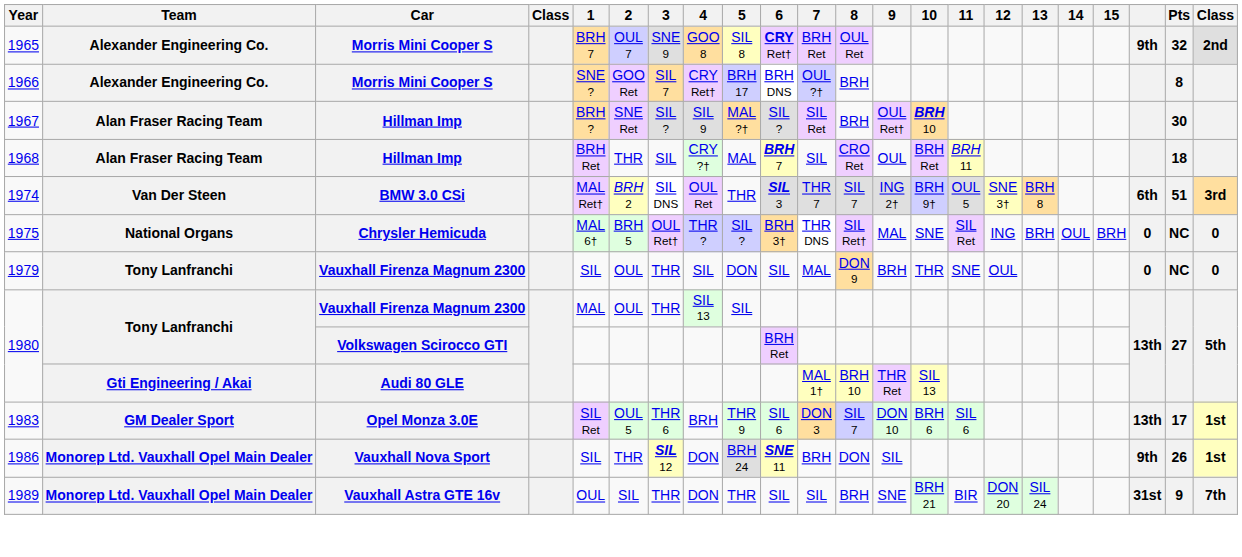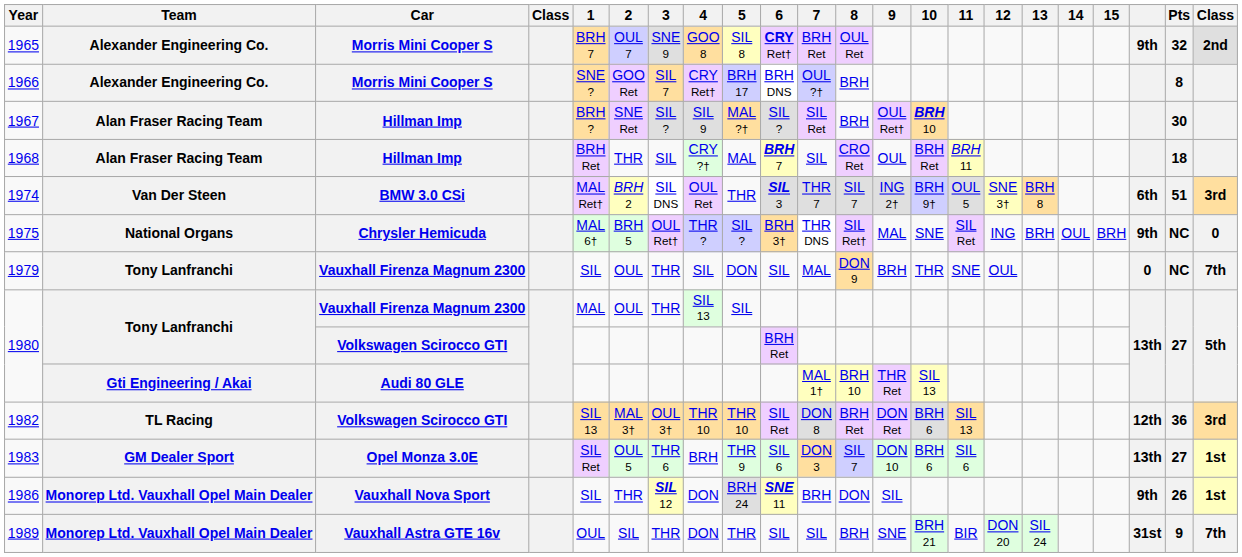(1147, 233) 0 -> (1147, 233) 9th
(1215, 270) 0 -> (1215, 270) 7th
+ row: (23, 420)
(1179, 420) 17 -> (1179, 458) 27
